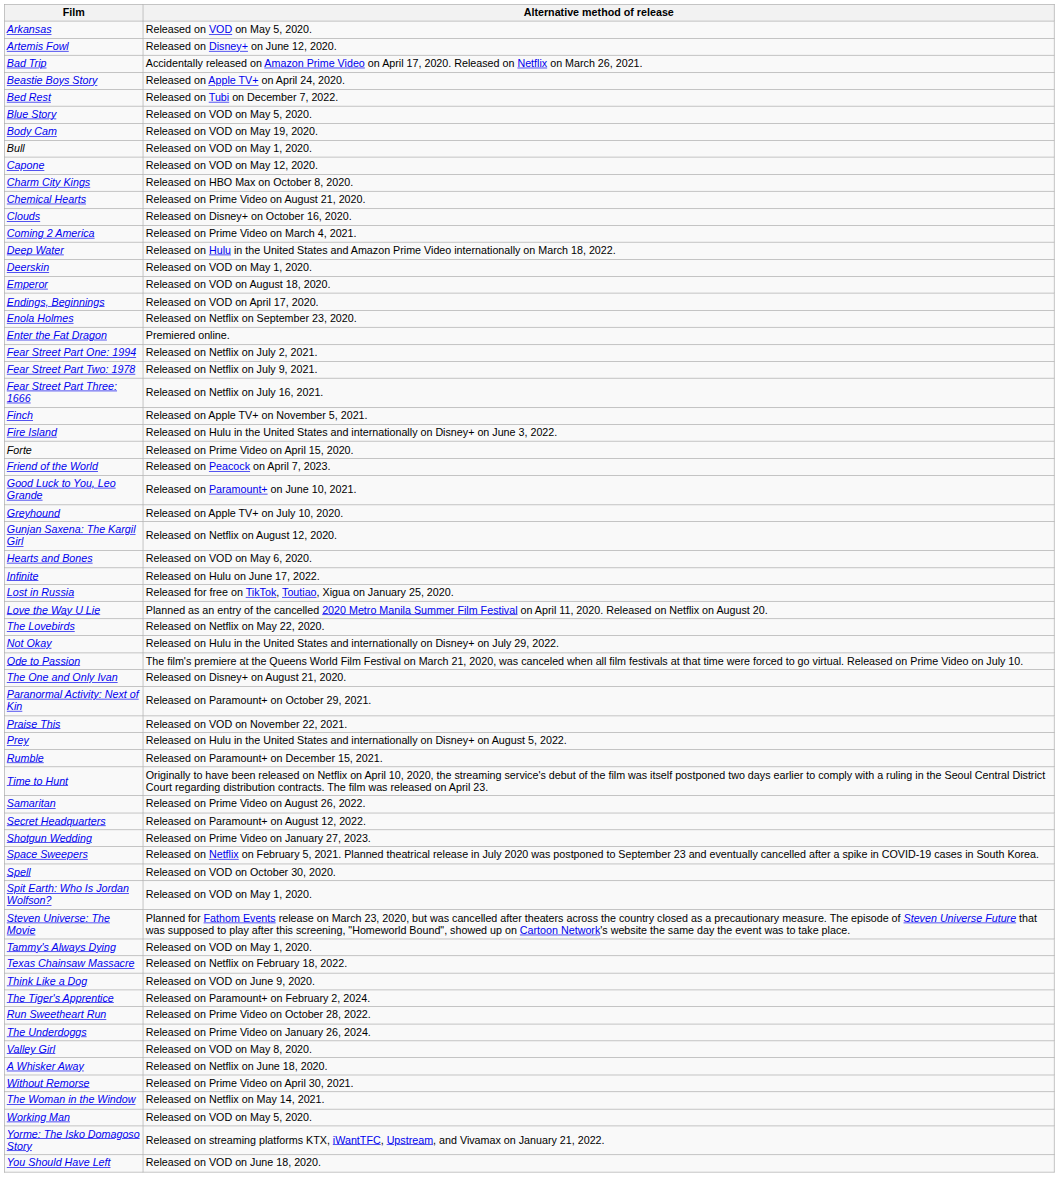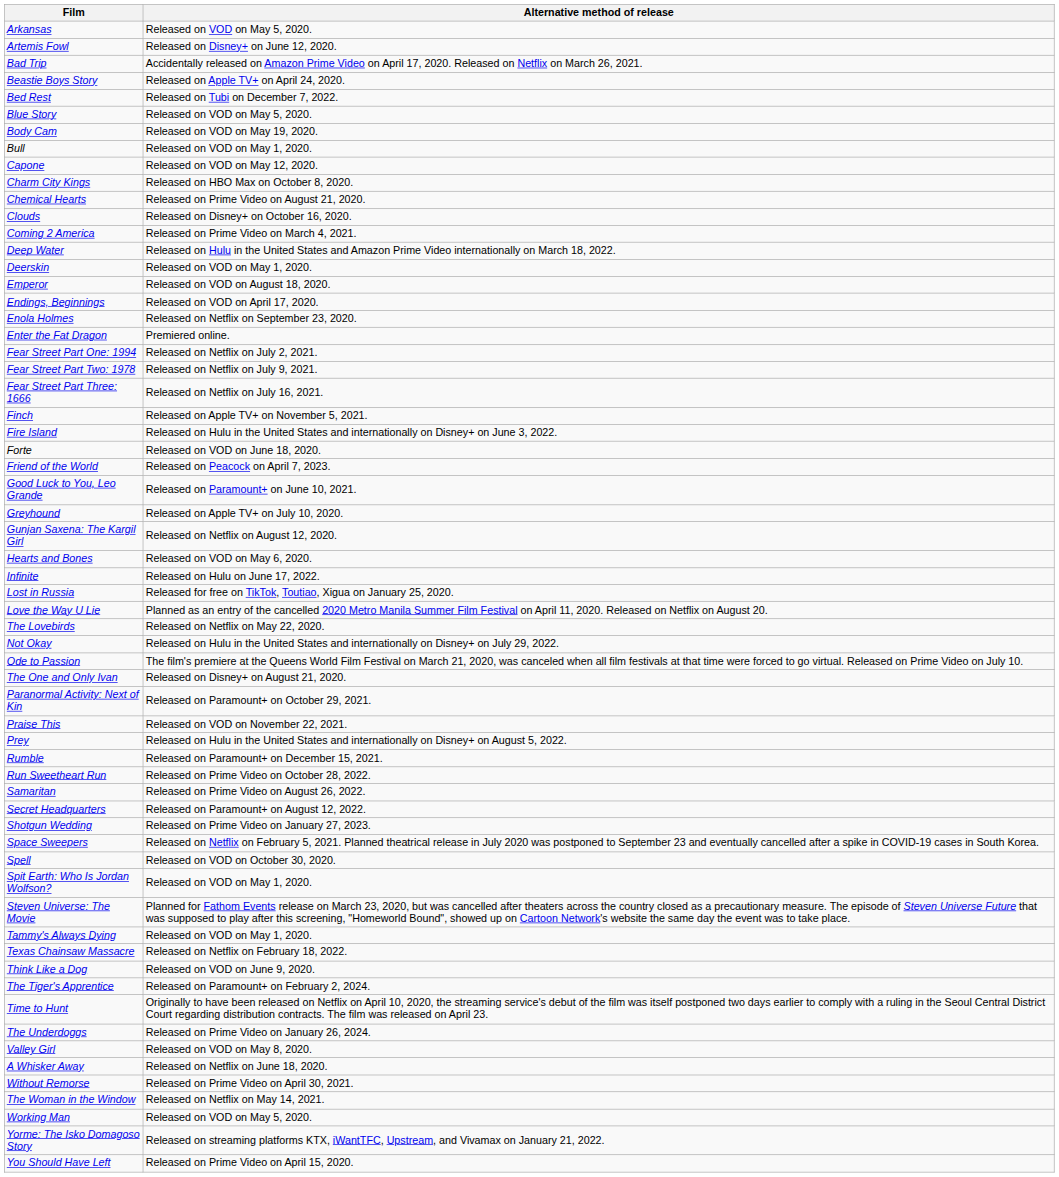(250, 450) Released on Prime Video on April 15, 2020. -> (233, 450) Released on VOD on June 18, 2020.
rows swapped: (57, 1015) <-> (37, 781)
(233, 1163) Released on VOD on June 18, 2020. -> (250, 1163) Released on Prime Video on April 15, 2020.
